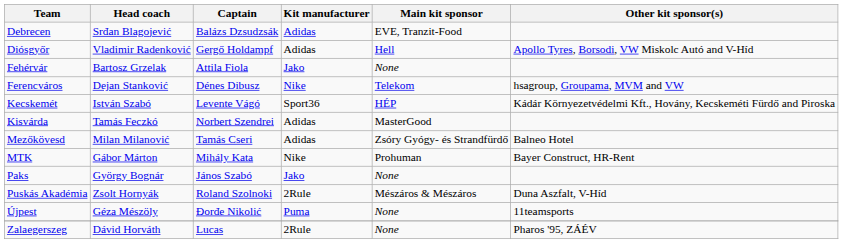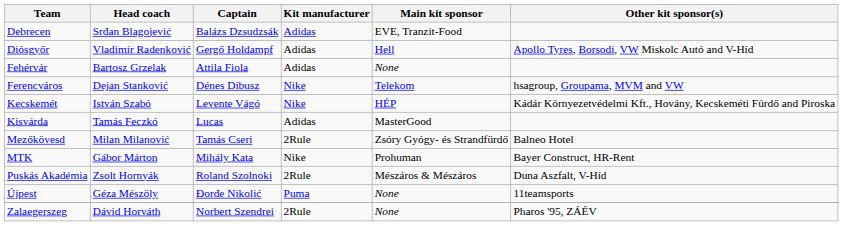(294, 67) Jako -> (300, 67) Adidas
(302, 103) Sport36 -> (295, 103) Nike
(235, 121) Norbert Szendrei -> (210, 121) Lucas
(300, 139) Adidas -> (297, 139) 2Rule
- row: (18, 175)
(210, 229) Lucas -> (235, 211) Norbert Szendrei
